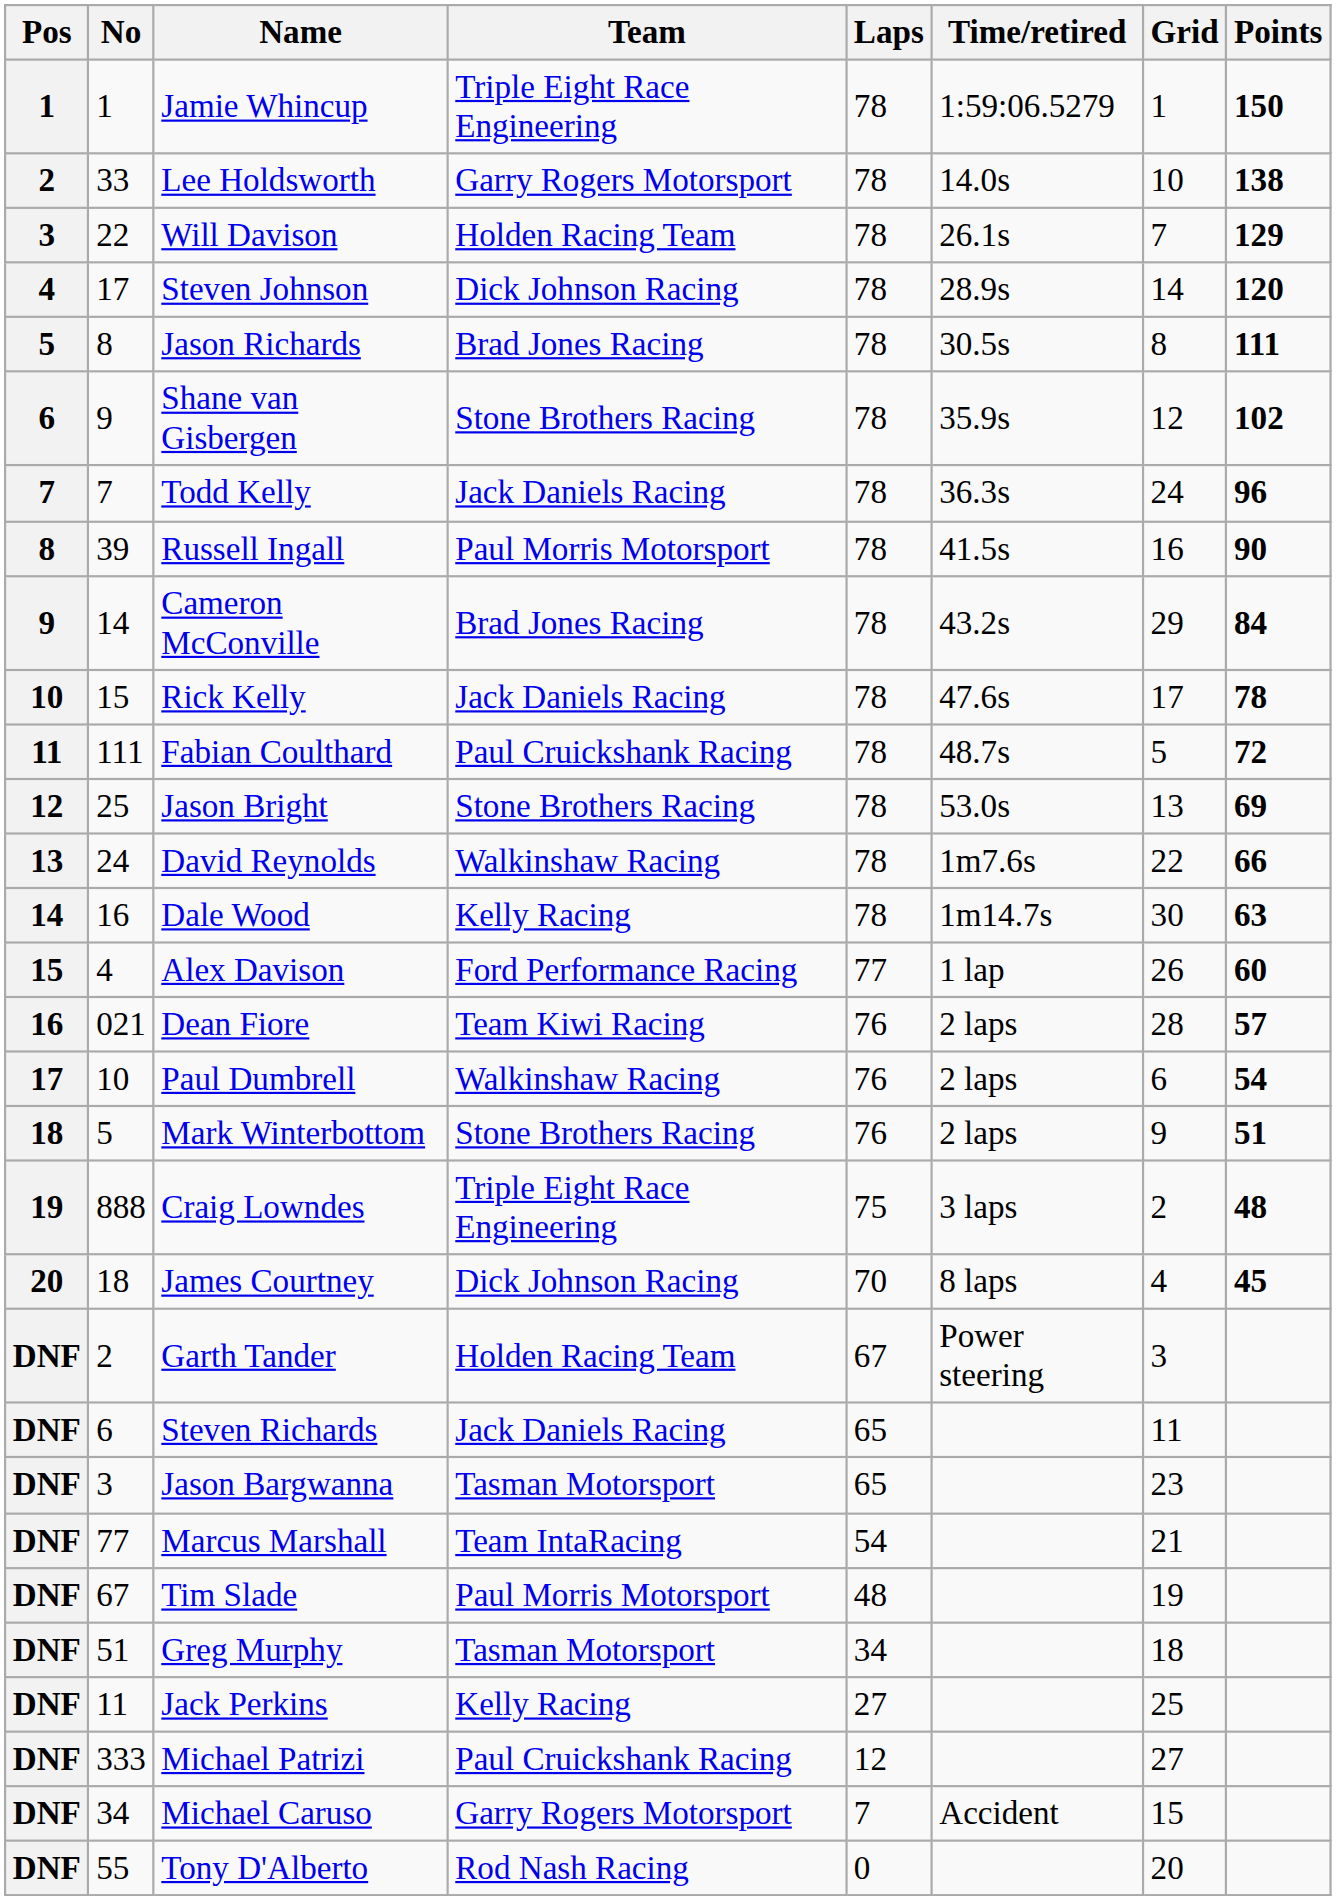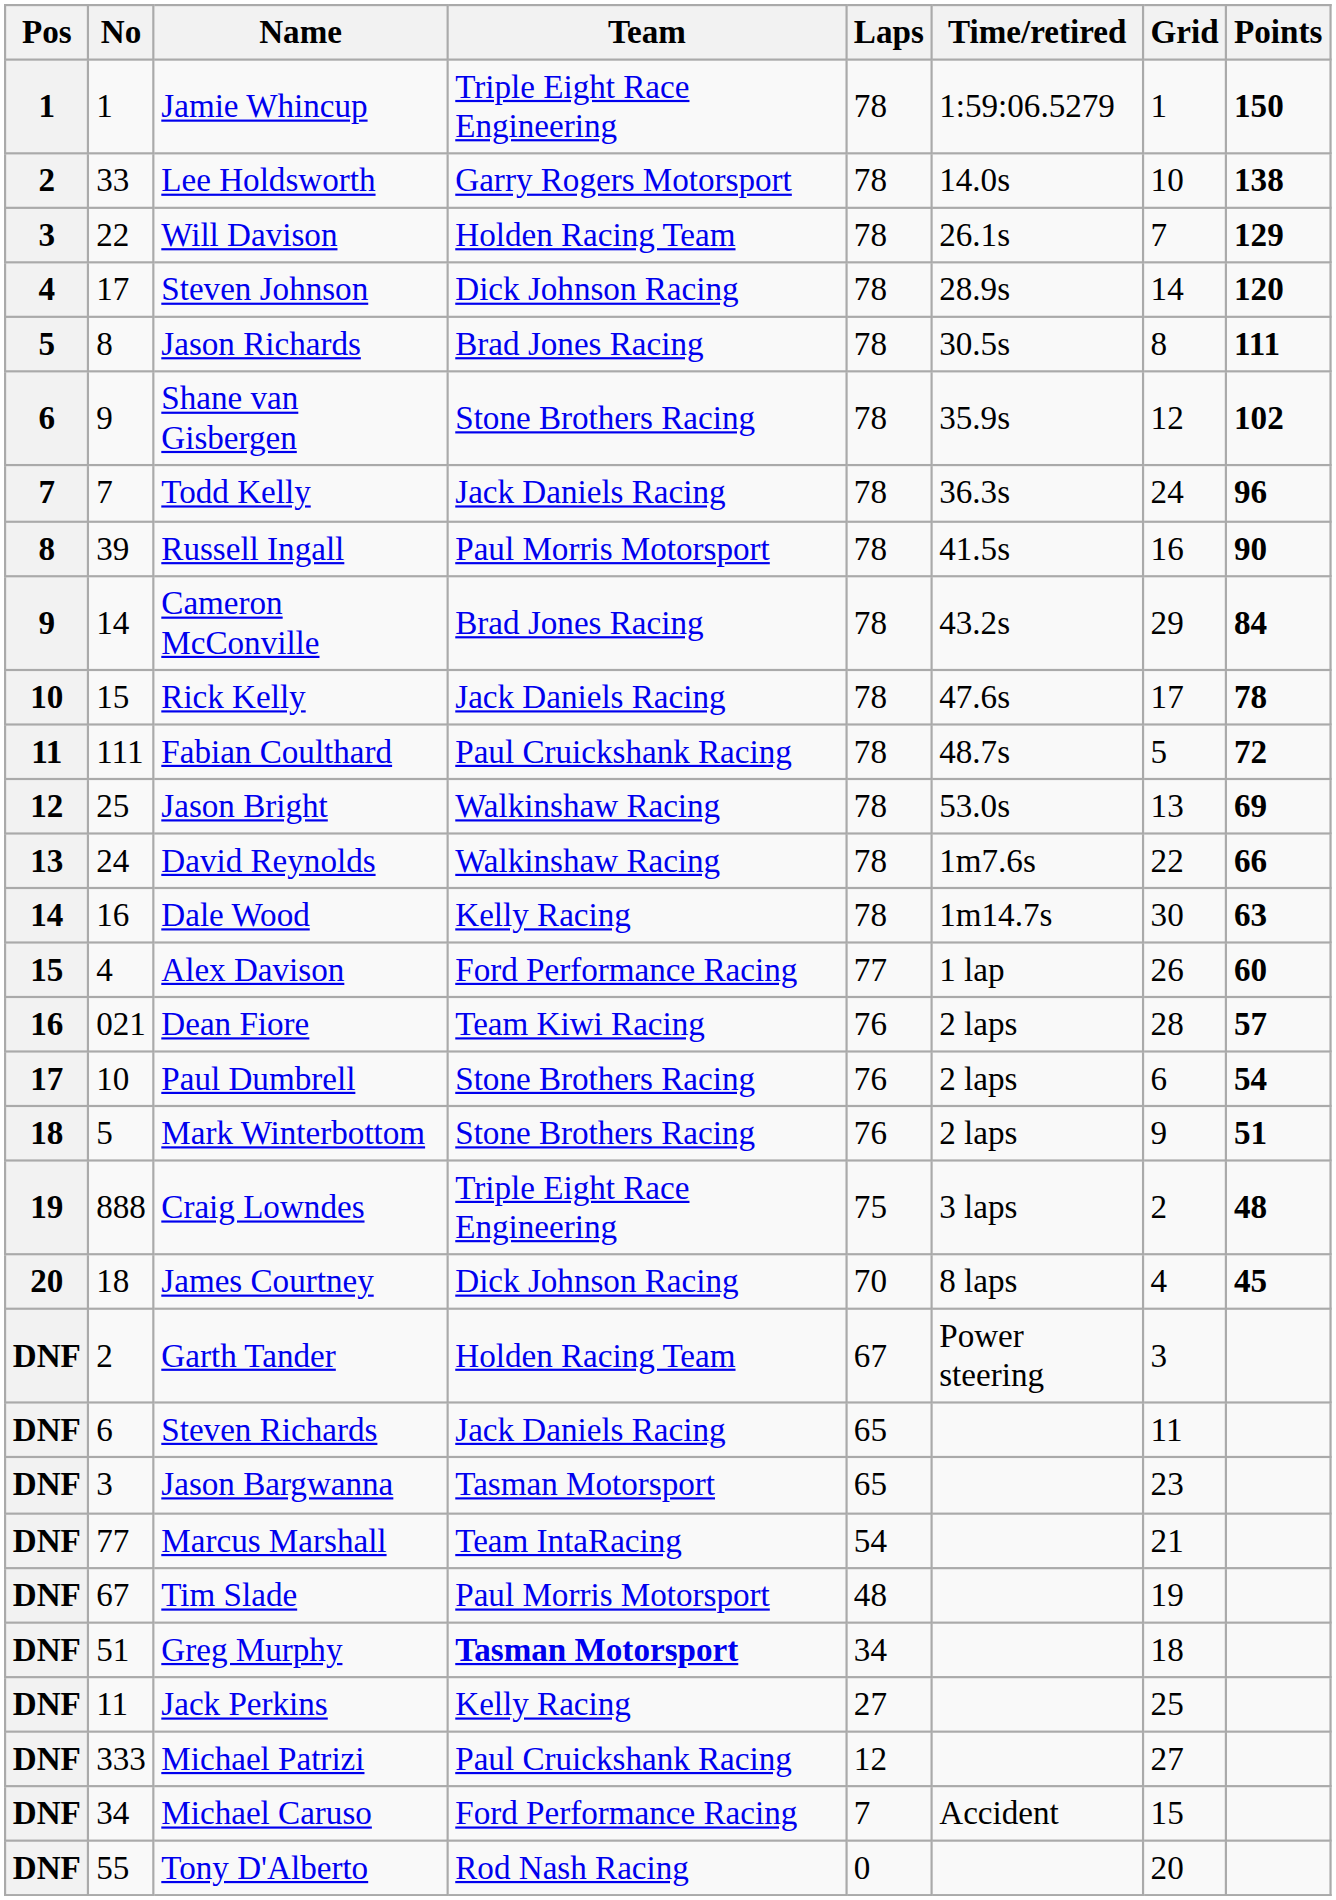(605, 805) Stone Brothers Racing -> (588, 805) Walkinshaw Racing
(588, 1078) Walkinshaw Racing -> (605, 1078) Stone Brothers Racing
(585, 1648) normal -> (597, 1648) bold
(624, 1812) Garry Rogers Motorsport -> (626, 1812) Ford Performance Racing
